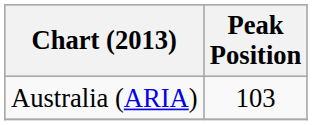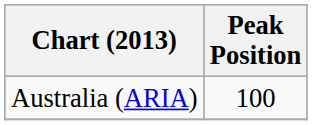(256, 97) 103 -> (256, 97) 100
